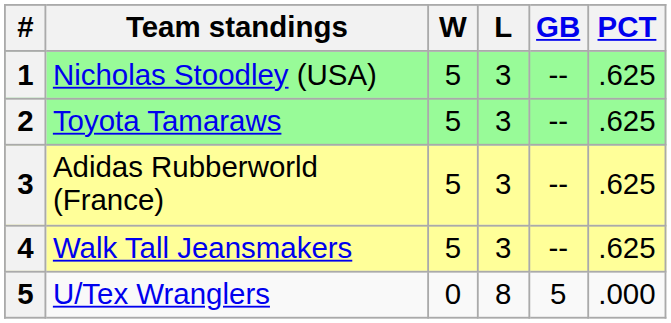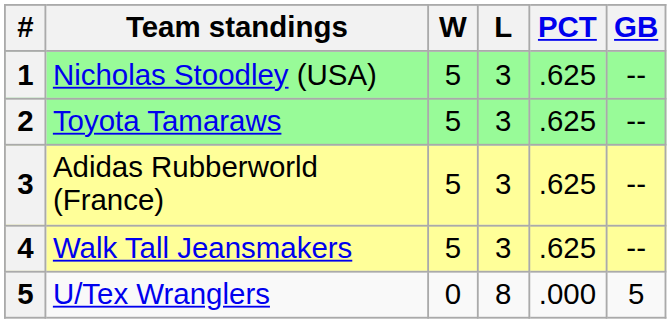columns swapped: (627, 27) <-> (558, 27)
